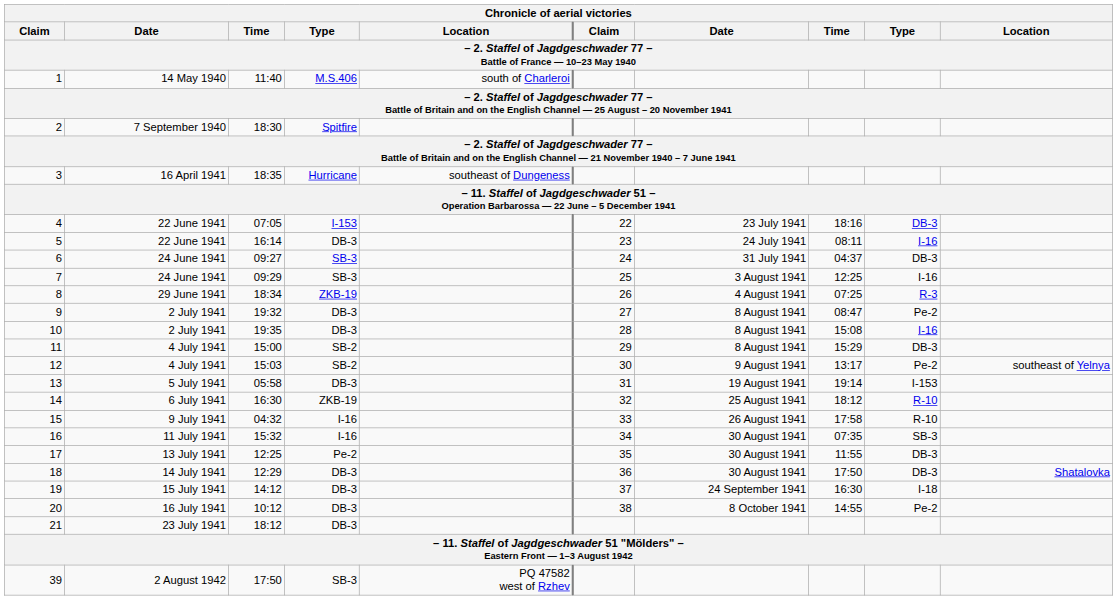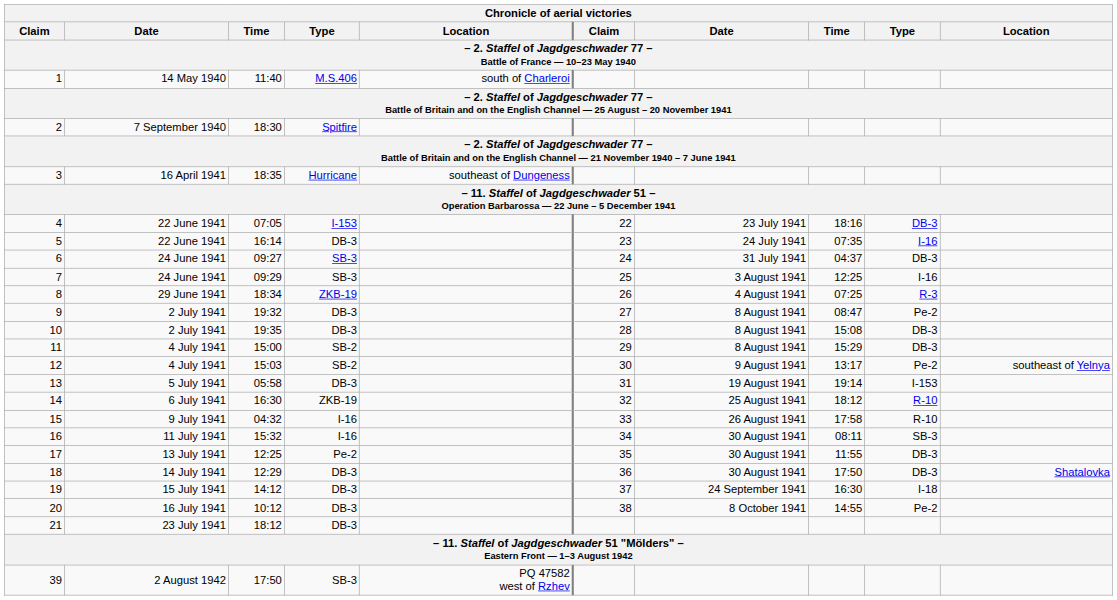(849, 241) 08:11 -> (848, 241) 07:35
(928, 330) I-16 -> (925, 330) DB-3
(848, 436) 07:35 -> (849, 436) 08:11
